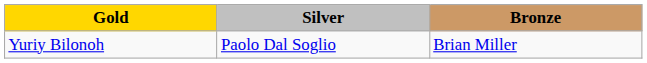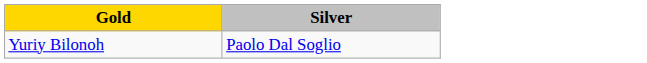- column: (536, 17)
